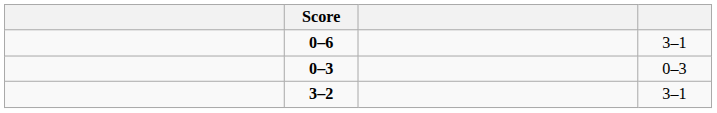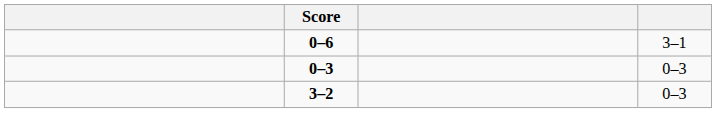(674, 94) 3–1 -> (674, 94) 0–3
